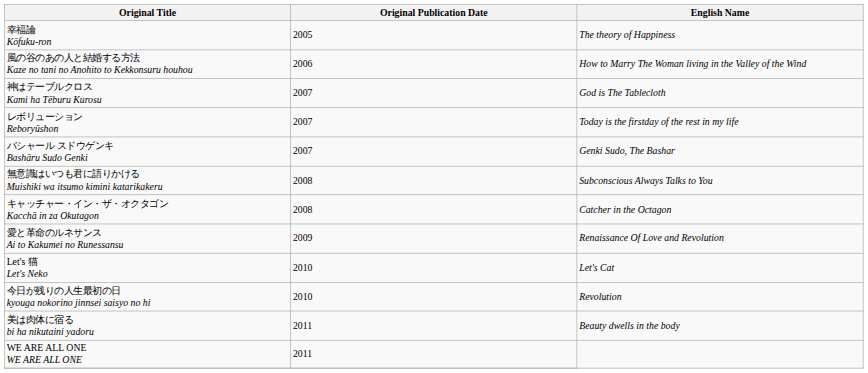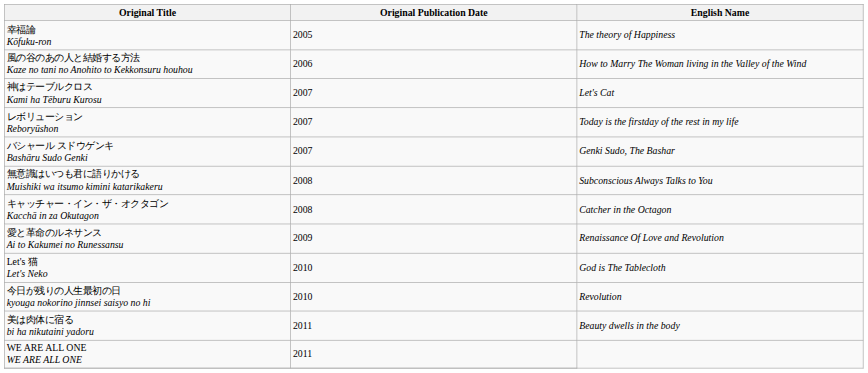(622, 93) God is The Tablecloth -> (597, 93) Let's Cat
(597, 268) Let's Cat -> (622, 268) God is The Tablecloth
